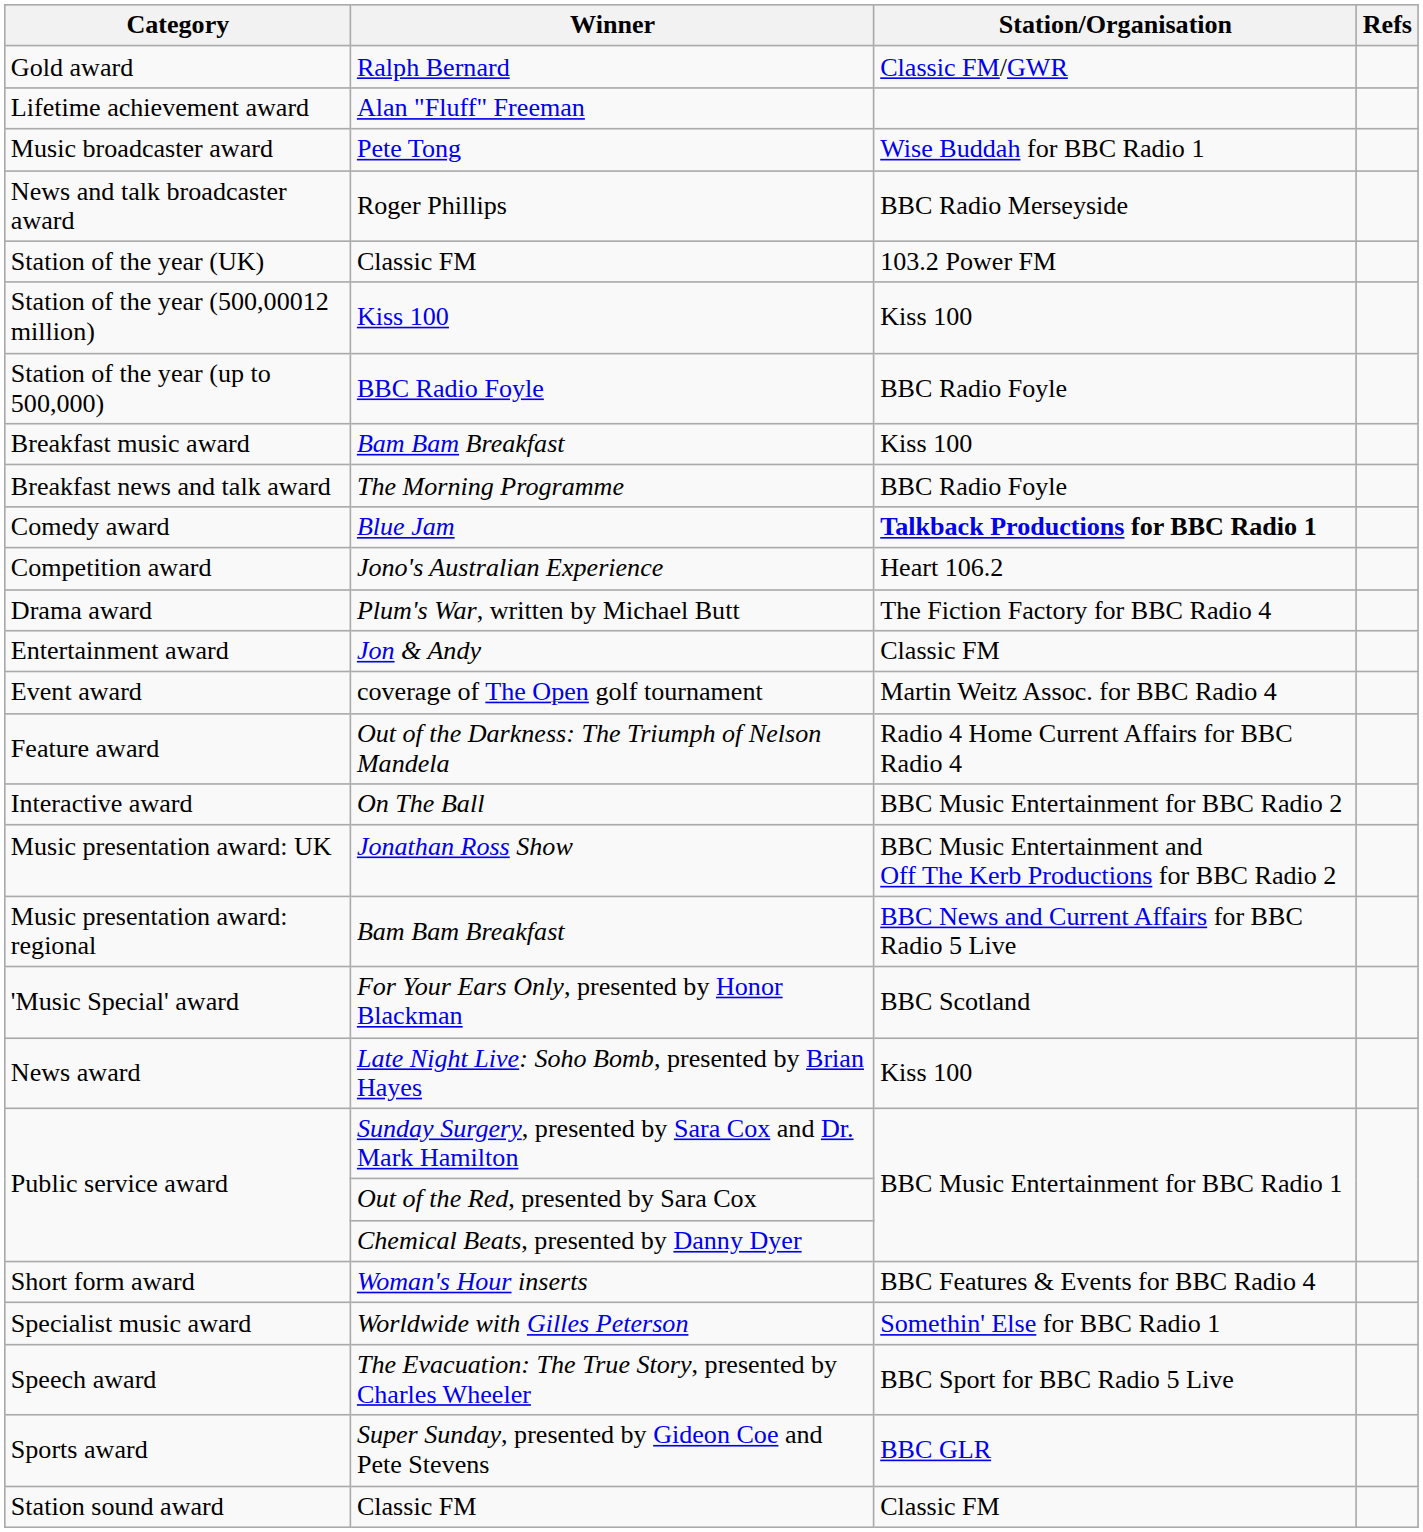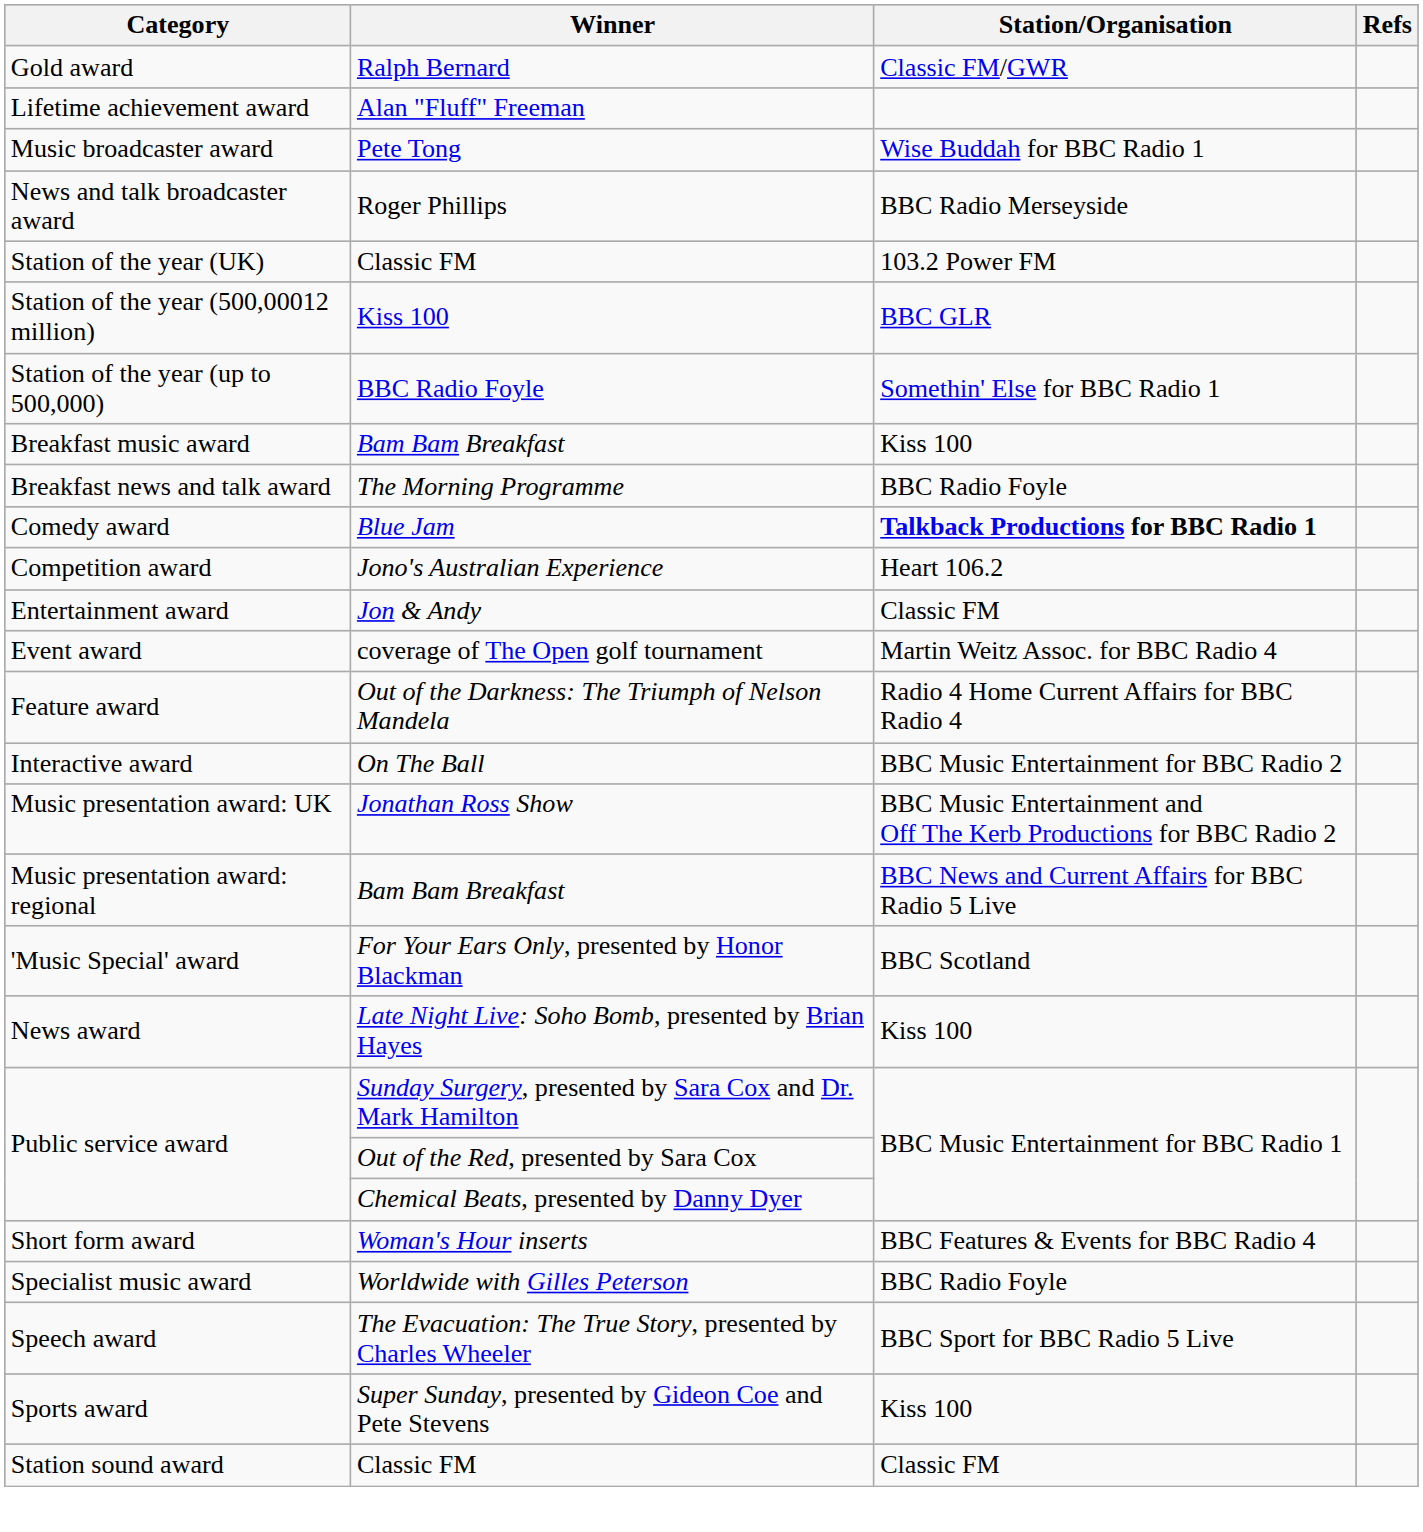(926, 317) Kiss 100 -> (936, 317) BBC GLR
(974, 388) BBC Radio Foyle -> (1050, 388) Somethin' Else for BBC Radio 1
- row: (81, 609)
(1050, 1323) Somethin' Else for BBC Radio 1 -> (974, 1281) BBC Radio Foyle
(936, 1450) BBC GLR -> (926, 1408) Kiss 100
